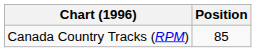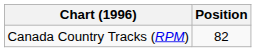(221, 36) 85 -> (221, 36) 82
